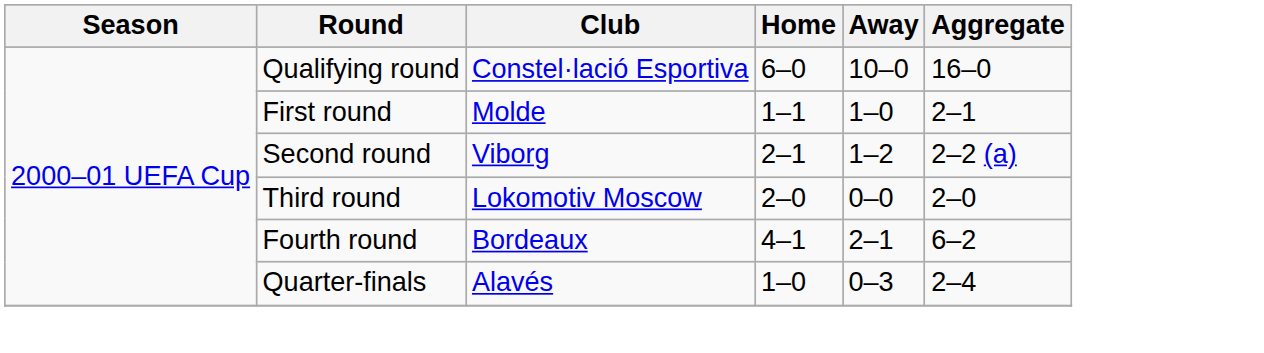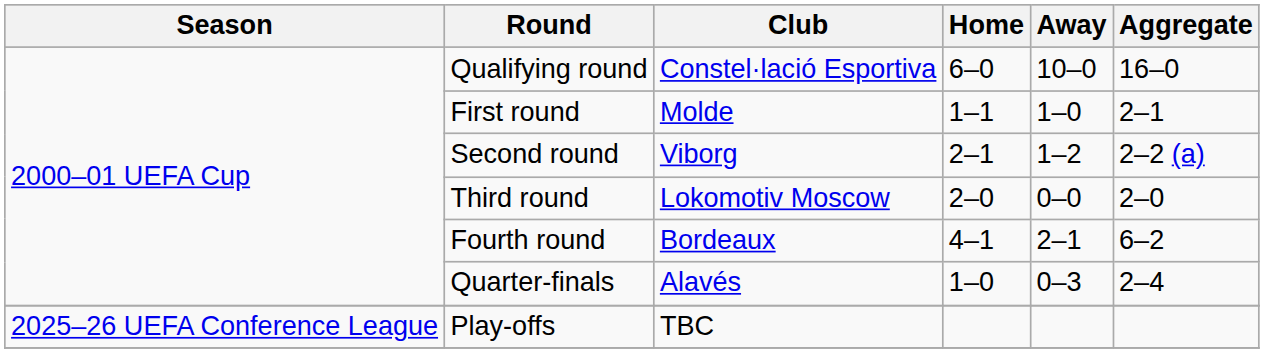+ row: (503, 326)
